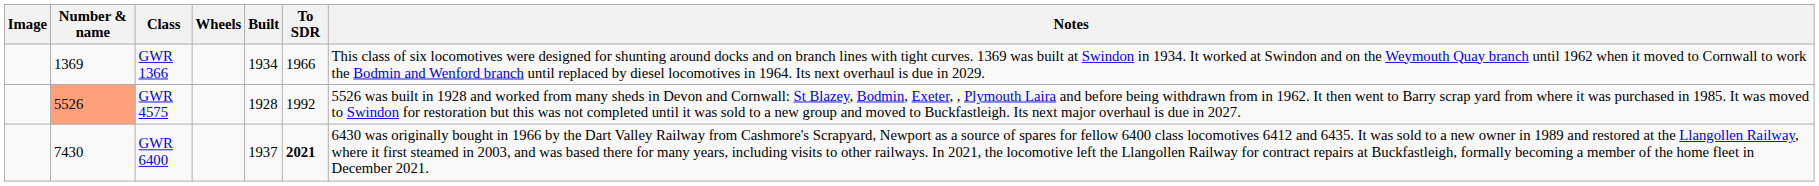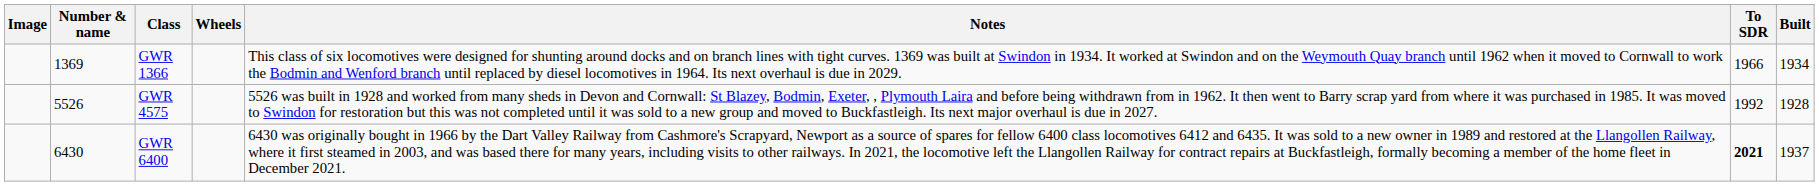columns swapped: (264, 24) <-> (1071, 24)
(69, 104) lightsalmon background -> (69, 104) no background
(69, 152) 7430 -> (69, 152) 6430
